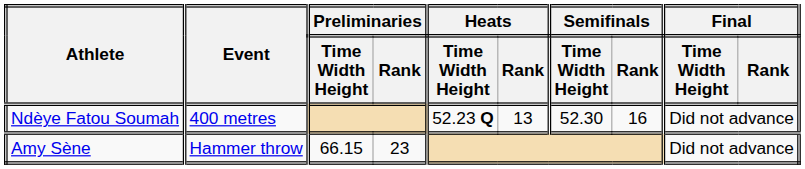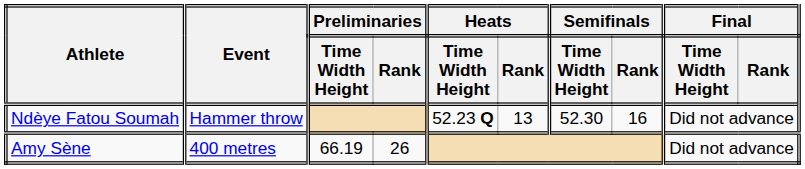(233, 119) 400 metres -> (246, 119) Hammer throw
(246, 149) Hammer throw -> (233, 149) 400 metres
(341, 149) 66.15 -> (341, 149) 66.19
(400, 149) 23 -> (400, 149) 26
